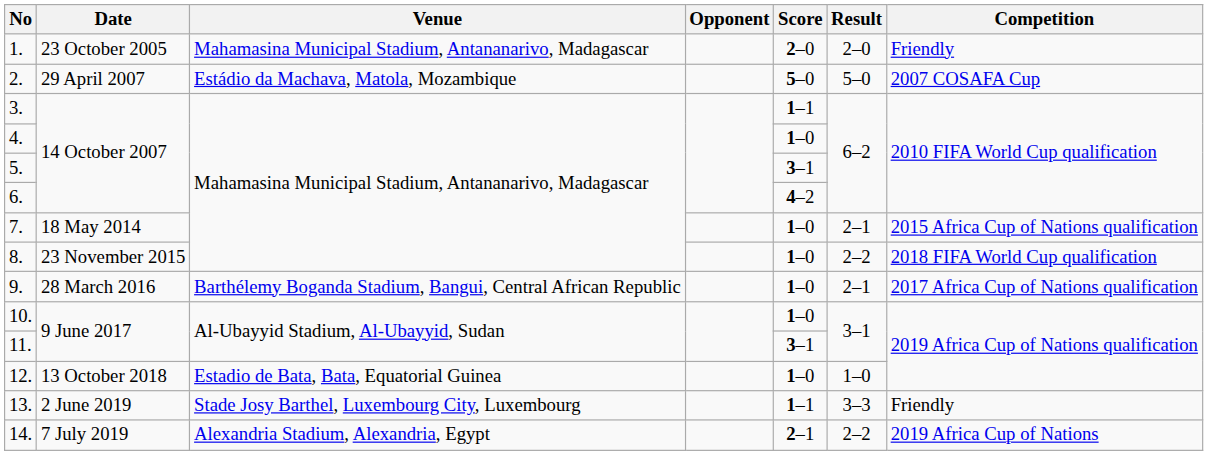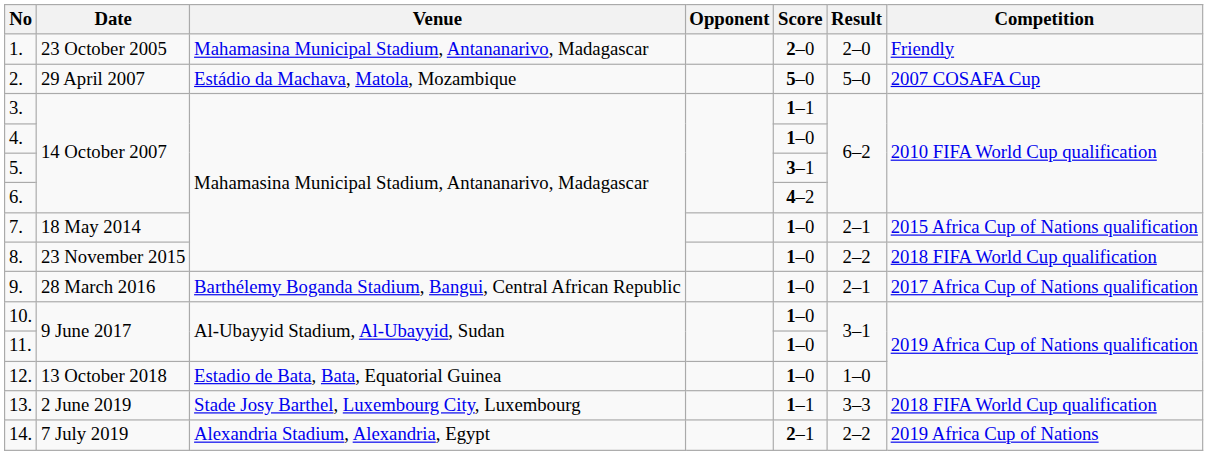(800, 345) 3–1 -> (800, 345) 1–0
(922, 405) Friendly -> (1024, 405) 2018 FIFA World Cup qualification
